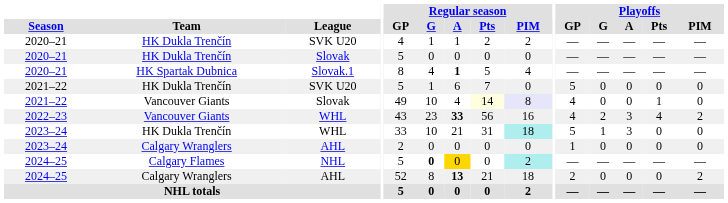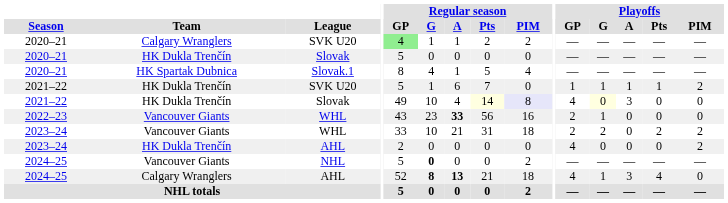(187, 41) HK Dukla Trenčín -> (187, 41) Calgary Wranglers
(401, 41) no background -> (401, 41) lightgreen background
(457, 71) bold -> (457, 71) normal
(572, 86) 5 -> (572, 86) 1
(603, 86) 0 -> (603, 86) 1
(629, 86) 0 -> (629, 86) 1
(659, 86) 0 -> (659, 86) 1
(700, 86) 0 -> (700, 86) 2
(187, 101) Vancouver Giants -> (187, 101) HK Dukla Trenčín
(603, 101) no background -> (603, 101) lightyellow background
(629, 101) 0 -> (629, 101) 3
(659, 101) 1 -> (659, 101) 0
(572, 116) 4 -> (572, 116) 2
(603, 116) 2 -> (603, 116) 1
(629, 116) 3 -> (629, 116) 0
(659, 116) 4 -> (659, 116) 0
(700, 116) 2 -> (700, 116) 0
(187, 131) HK Dukla Trenčín -> (187, 131) Vancouver Giants
(528, 131) paleturquoise background -> (528, 131) no background
(572, 131) 5 -> (572, 131) 2
(603, 131) 1 -> (603, 131) 2
(629, 131) 3 -> (629, 131) 0
(659, 131) 0 -> (659, 131) 2
(700, 131) 0 -> (700, 131) 2
(187, 146) Calgary Wranglers -> (187, 146) HK Dukla Trenčín
(572, 146) 1 -> (572, 146) 4
(700, 146) 0 -> (700, 146) 2
(187, 161) Calgary Flames -> (187, 161) Vancouver Giants
(457, 161) gold background -> (457, 161) no background
(528, 161) paleturquoise background -> (528, 161) no background
(431, 176) normal -> (431, 176) bold
(572, 176) 2 -> (572, 176) 4
(603, 176) 0 -> (603, 176) 1
(629, 176) 0 -> (629, 176) 3
(659, 176) 0 -> (659, 176) 4
(700, 176) 2 -> (700, 176) 0
